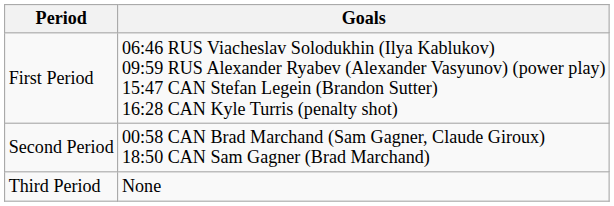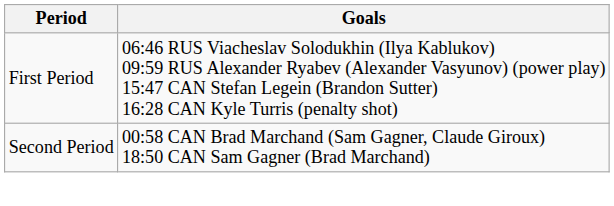- row: (55, 186)
